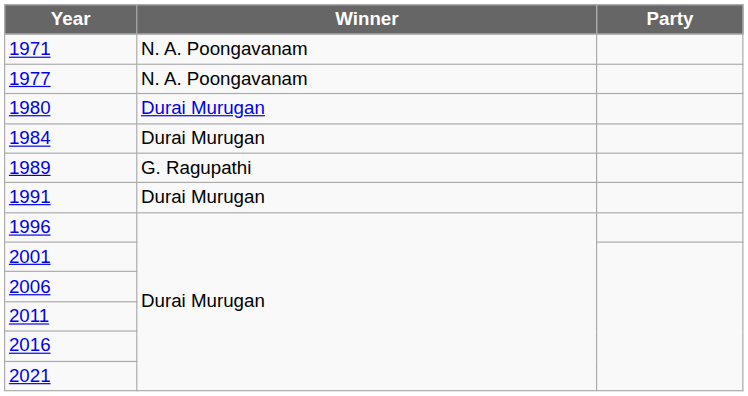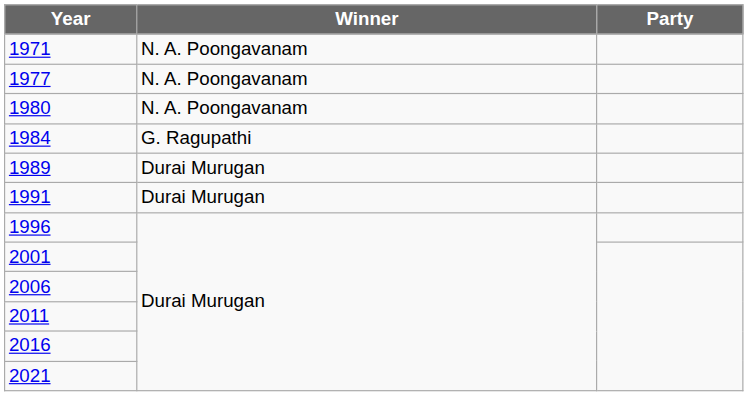(203, 108) Durai Murugan -> (224, 108) N. A. Poongavanam
(203, 138) Durai Murugan -> (196, 138) G. Ragupathi
(196, 167) G. Ragupathi -> (203, 167) Durai Murugan
